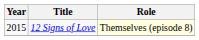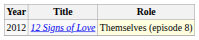(16, 27) 2015 -> (16, 27) 2012
